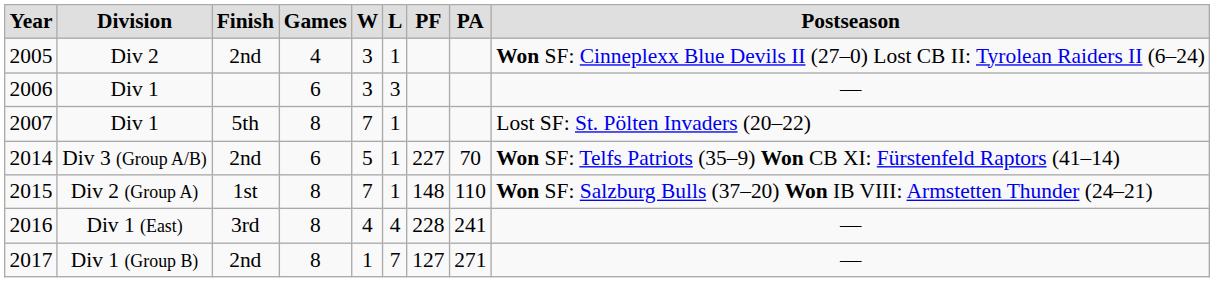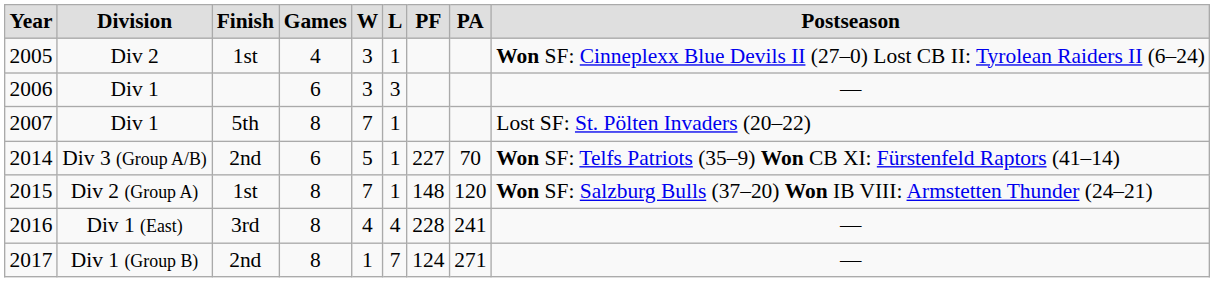(245, 55) 2nd -> (245, 55) 1st
(470, 191) 110 -> (470, 191) 120
(428, 259) 127 -> (428, 259) 124
